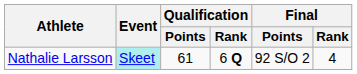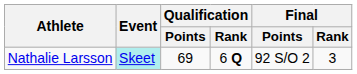(185, 59) 61 -> (185, 59) 69
(332, 59) 4 -> (332, 59) 3
